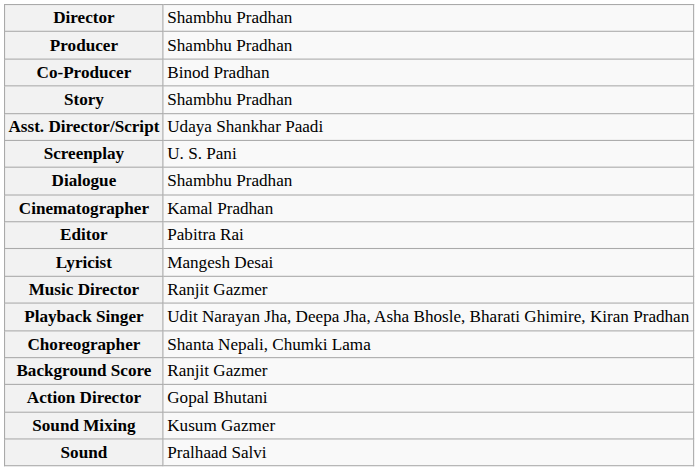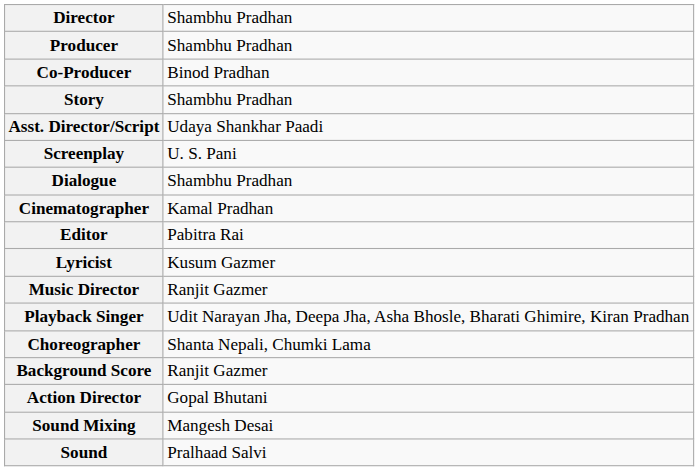(220, 262) Mangesh Desai -> (221, 262) Kusum Gazmer
(221, 425) Kusum Gazmer -> (220, 425) Mangesh Desai
